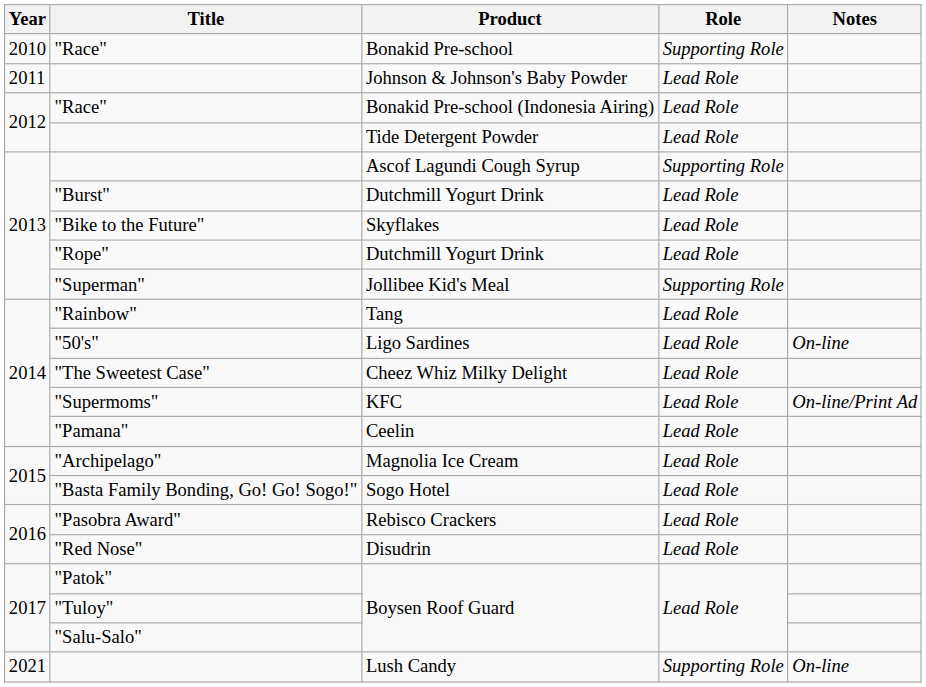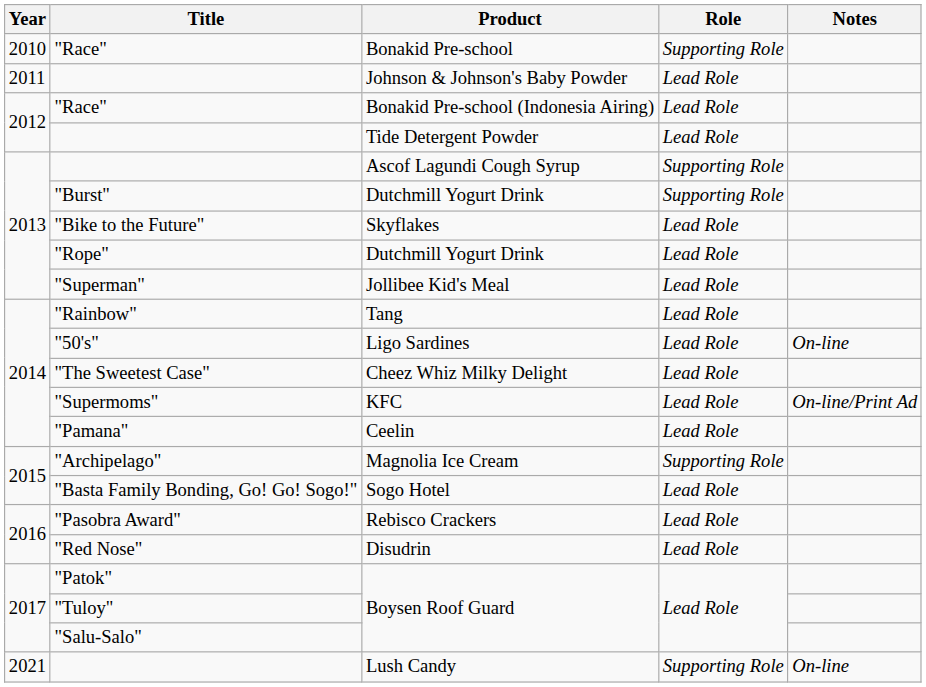(701, 195) Lead Role -> (723, 195) Supporting Role
(723, 284) Supporting Role -> (701, 284) Lead Role
(701, 460) Lead Role -> (723, 460) Supporting Role
